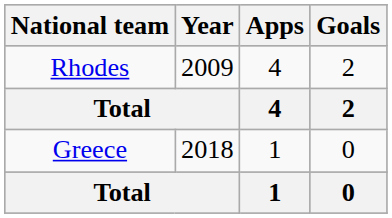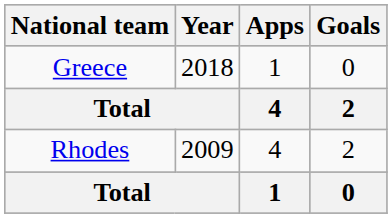rows swapped: (90, 66) <-> (90, 150)
